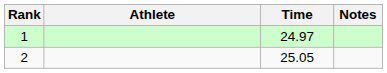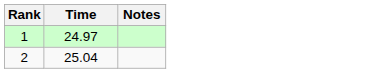- column: (152, 15)
(297, 57) 25.05 -> (81, 57) 25.04
